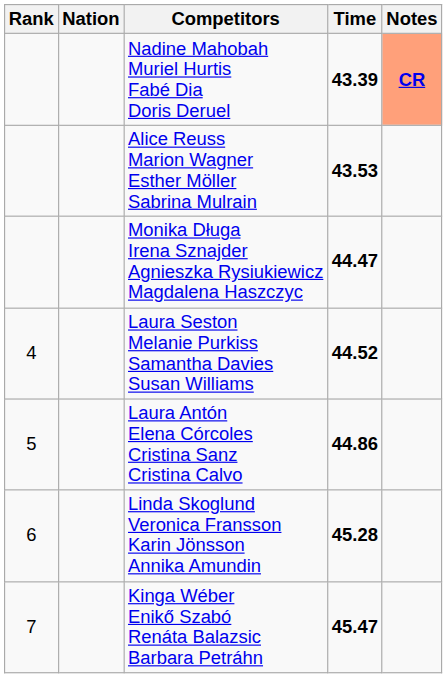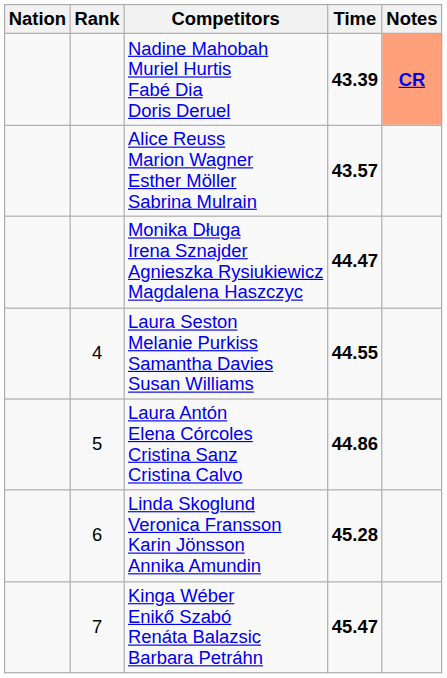columns swapped: (31, 19) <-> (91, 19)
(355, 170) 43.53 -> (355, 170) 43.57
(355, 353) 44.52 -> (355, 353) 44.55
